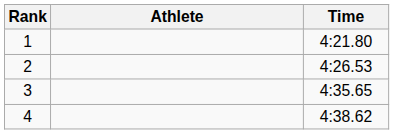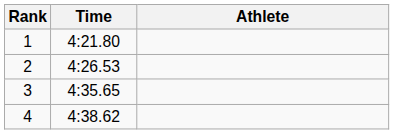columns swapped: (177, 16) <-> (346, 16)
